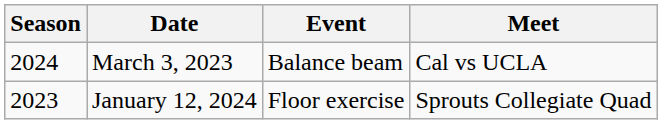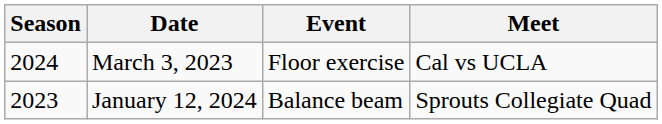(335, 61) Balance beam -> (336, 61) Floor exercise
(336, 99) Floor exercise -> (335, 99) Balance beam
